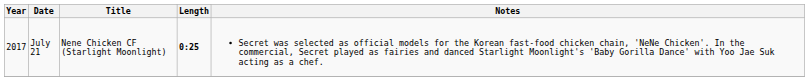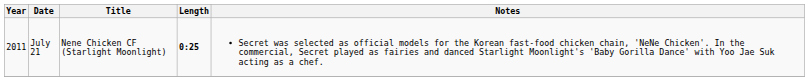(16, 47) 2017 -> (16, 47) 2011
